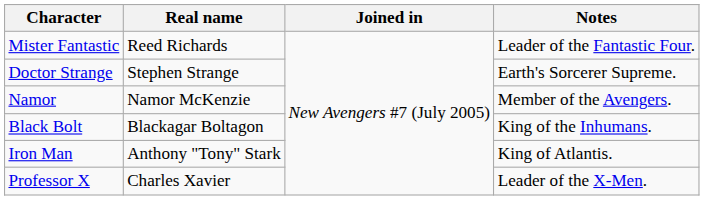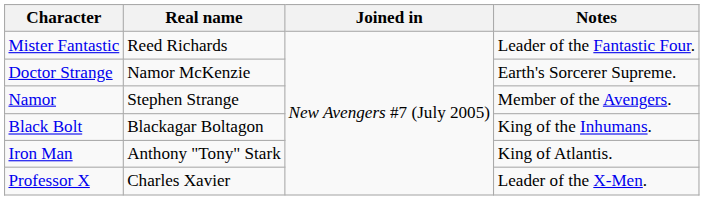(183, 72) Stephen Strange -> (189, 72) Namor McKenzie
(189, 99) Namor McKenzie -> (183, 99) Stephen Strange
